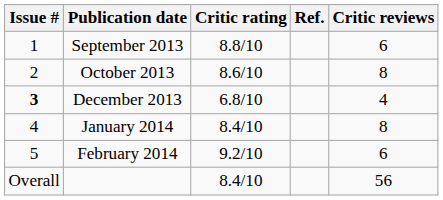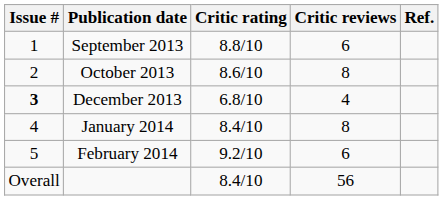columns swapped: (383, 18) <-> (310, 18)
